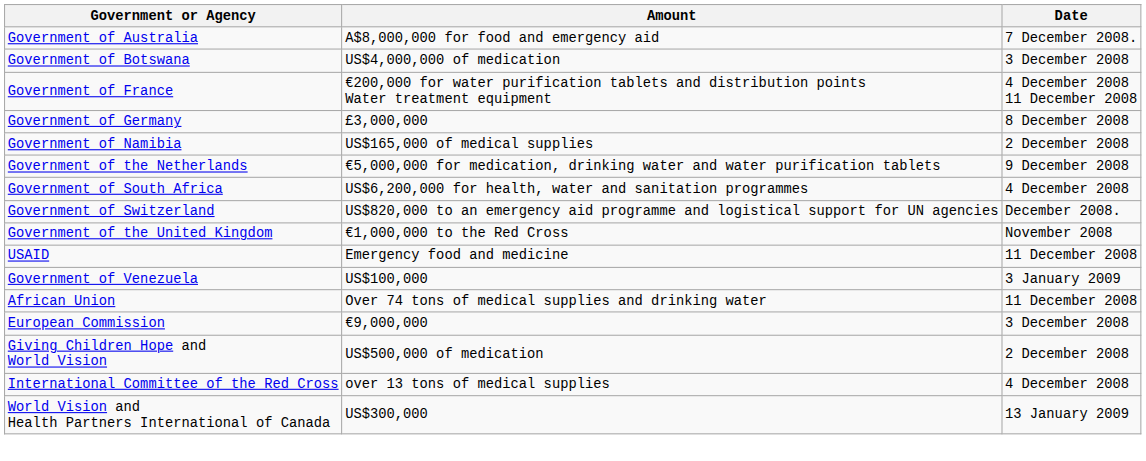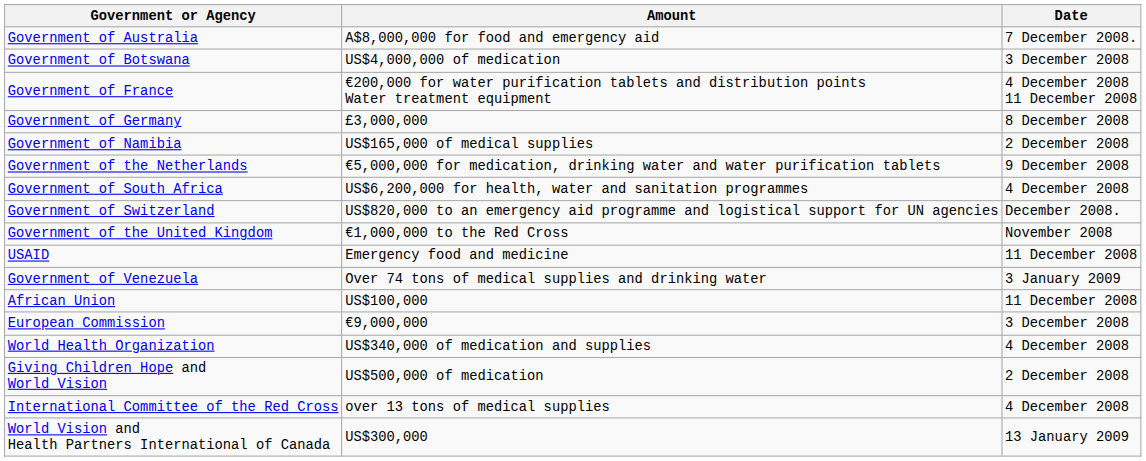(387, 279) US$100,000 -> (556, 279) Over 74 tons of medical supplies and drinking water
(556, 301) Over 74 tons of medical supplies and drinking water -> (387, 301) US$100,000
+ row: (111, 346)
